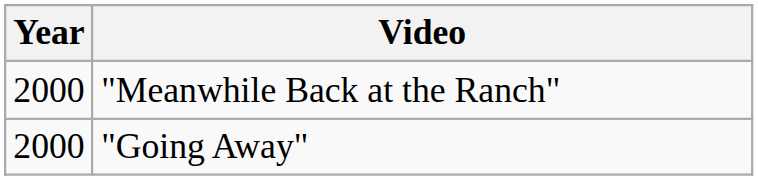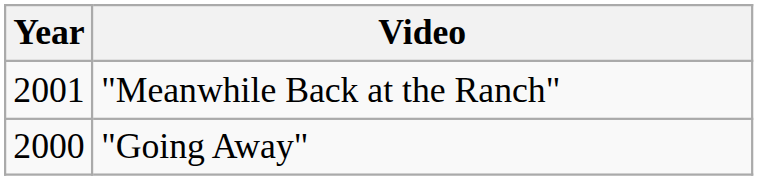(49, 89) 2000 -> (49, 89) 2001
